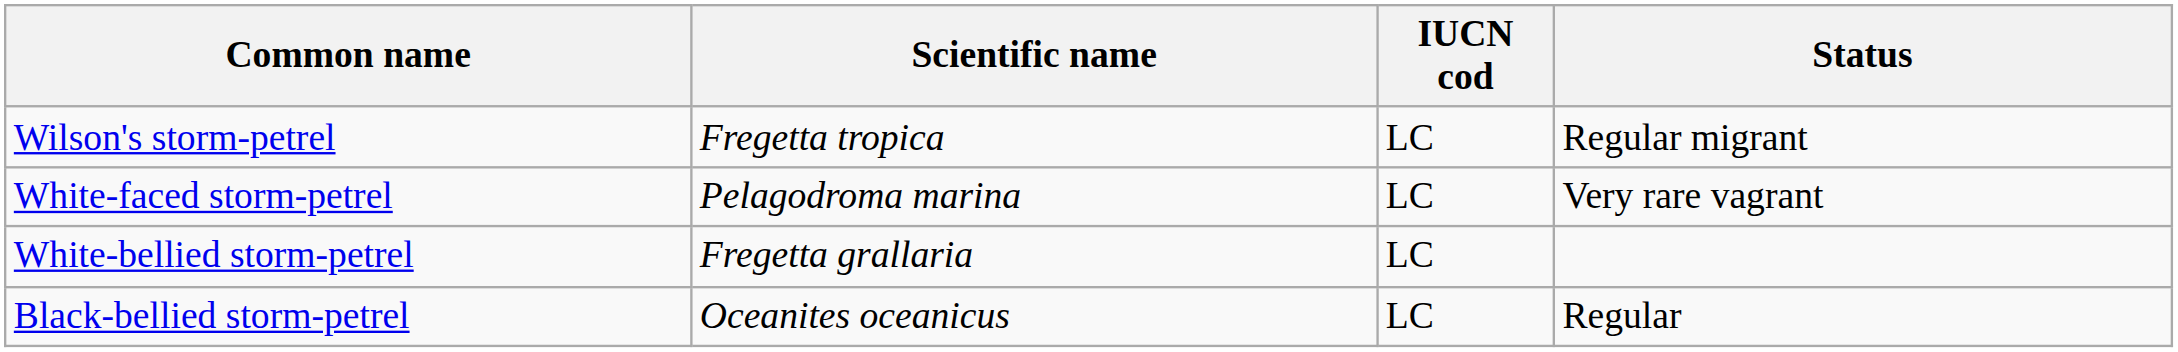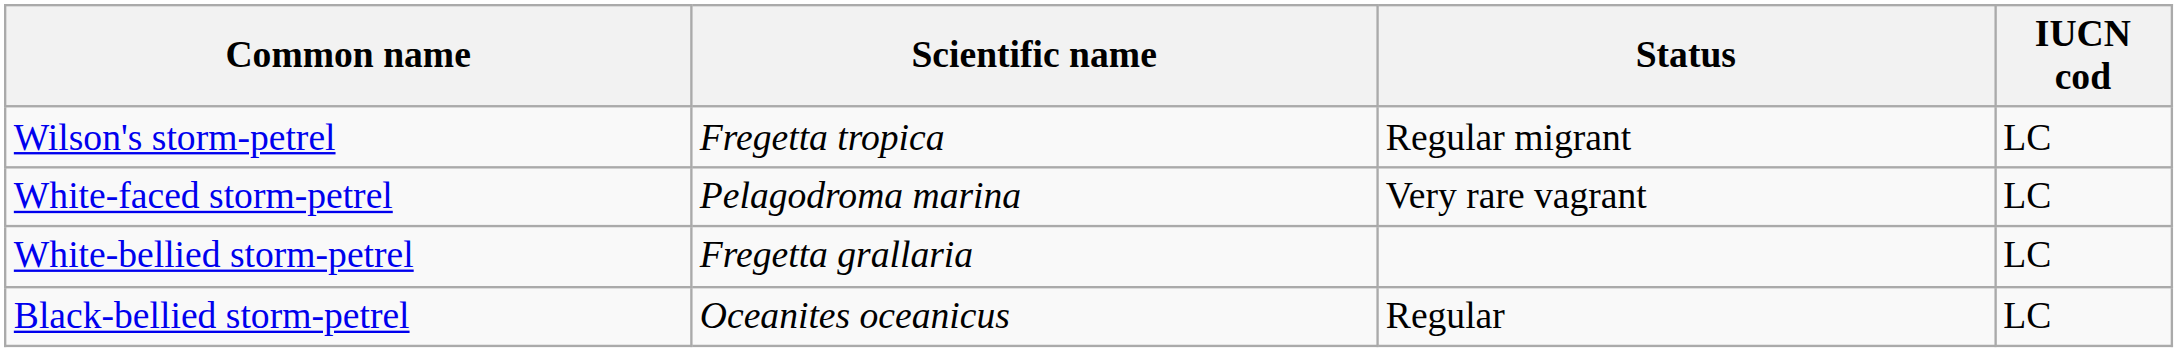columns swapped: (1862, 55) <-> (1465, 55)
